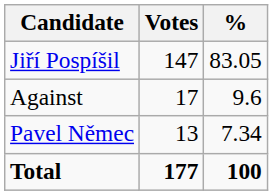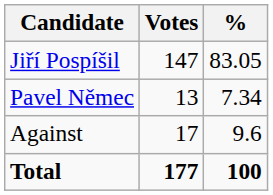rows swapped: (72, 134) <-> (46, 97)
